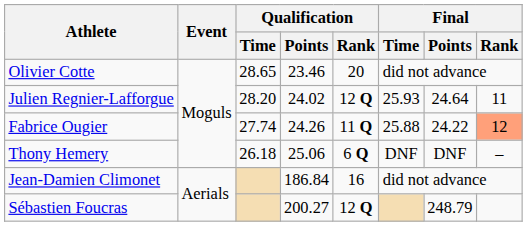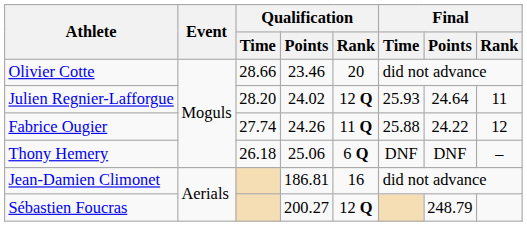(258, 72) 28.65 -> (258, 72) 28.66
(499, 126) lightsalmon background -> (499, 126) no background
(306, 180) 186.84 -> (306, 180) 186.81
